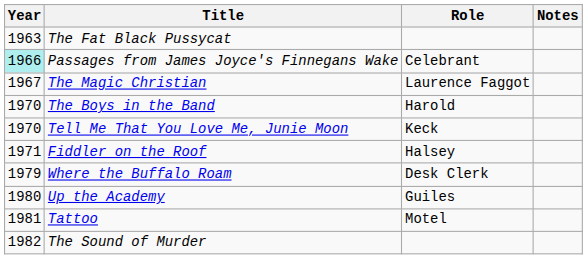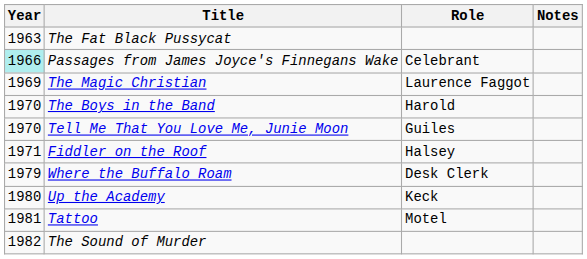(25, 84) 1967 -> (25, 84) 1969
(422, 129) Keck -> (430, 129) Guiles
(430, 197) Guiles -> (422, 197) Keck
